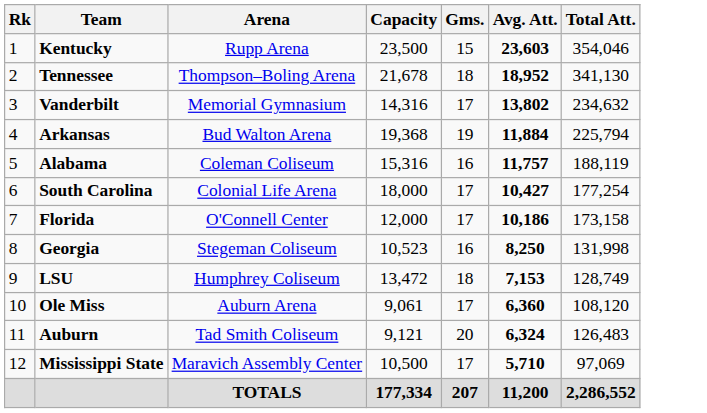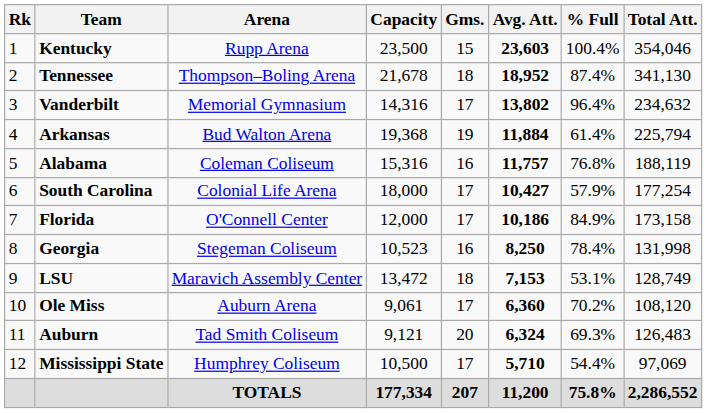+ column: (593, 19)
(267, 277) Humphrey Coliseum -> (267, 277) Maravich Assembly Center
(267, 364) Maravich Assembly Center -> (267, 364) Humphrey Coliseum
